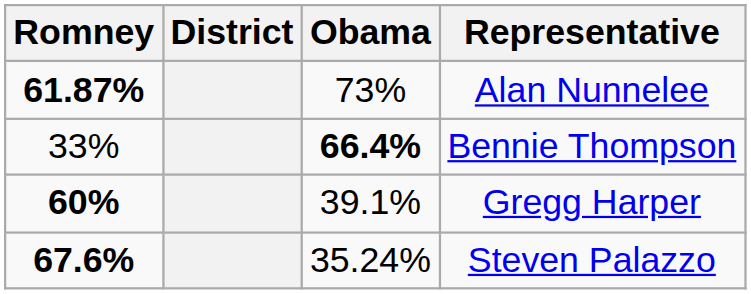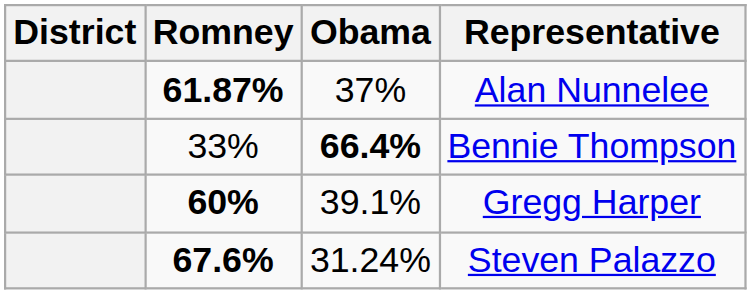columns swapped: (232, 32) <-> (84, 32)
(370, 89) 73% -> (370, 89) 37%
(370, 259) 35.24% -> (370, 259) 31.24%
